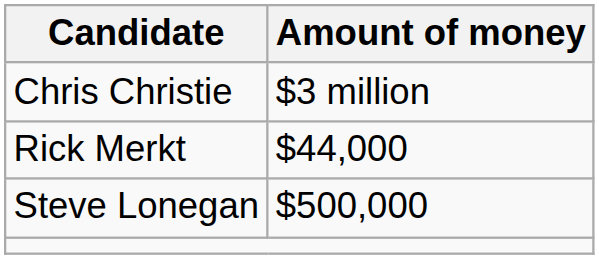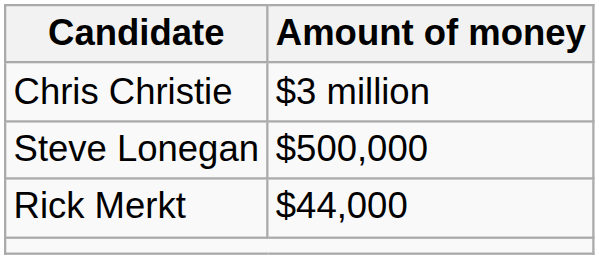rows swapped: (136, 206) <-> (100, 149)
